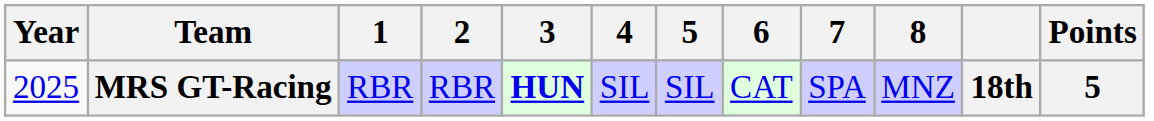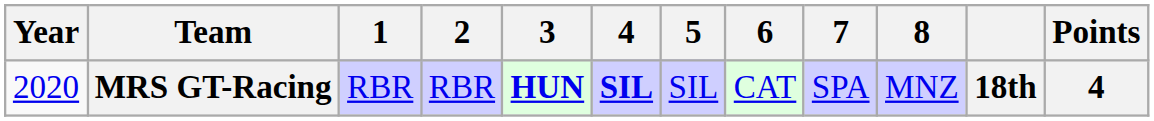(46, 86) 2025 -> (46, 86) 2020
(625, 86) normal -> (626, 86) bold
(1093, 86) 5 -> (1096, 86) 4
